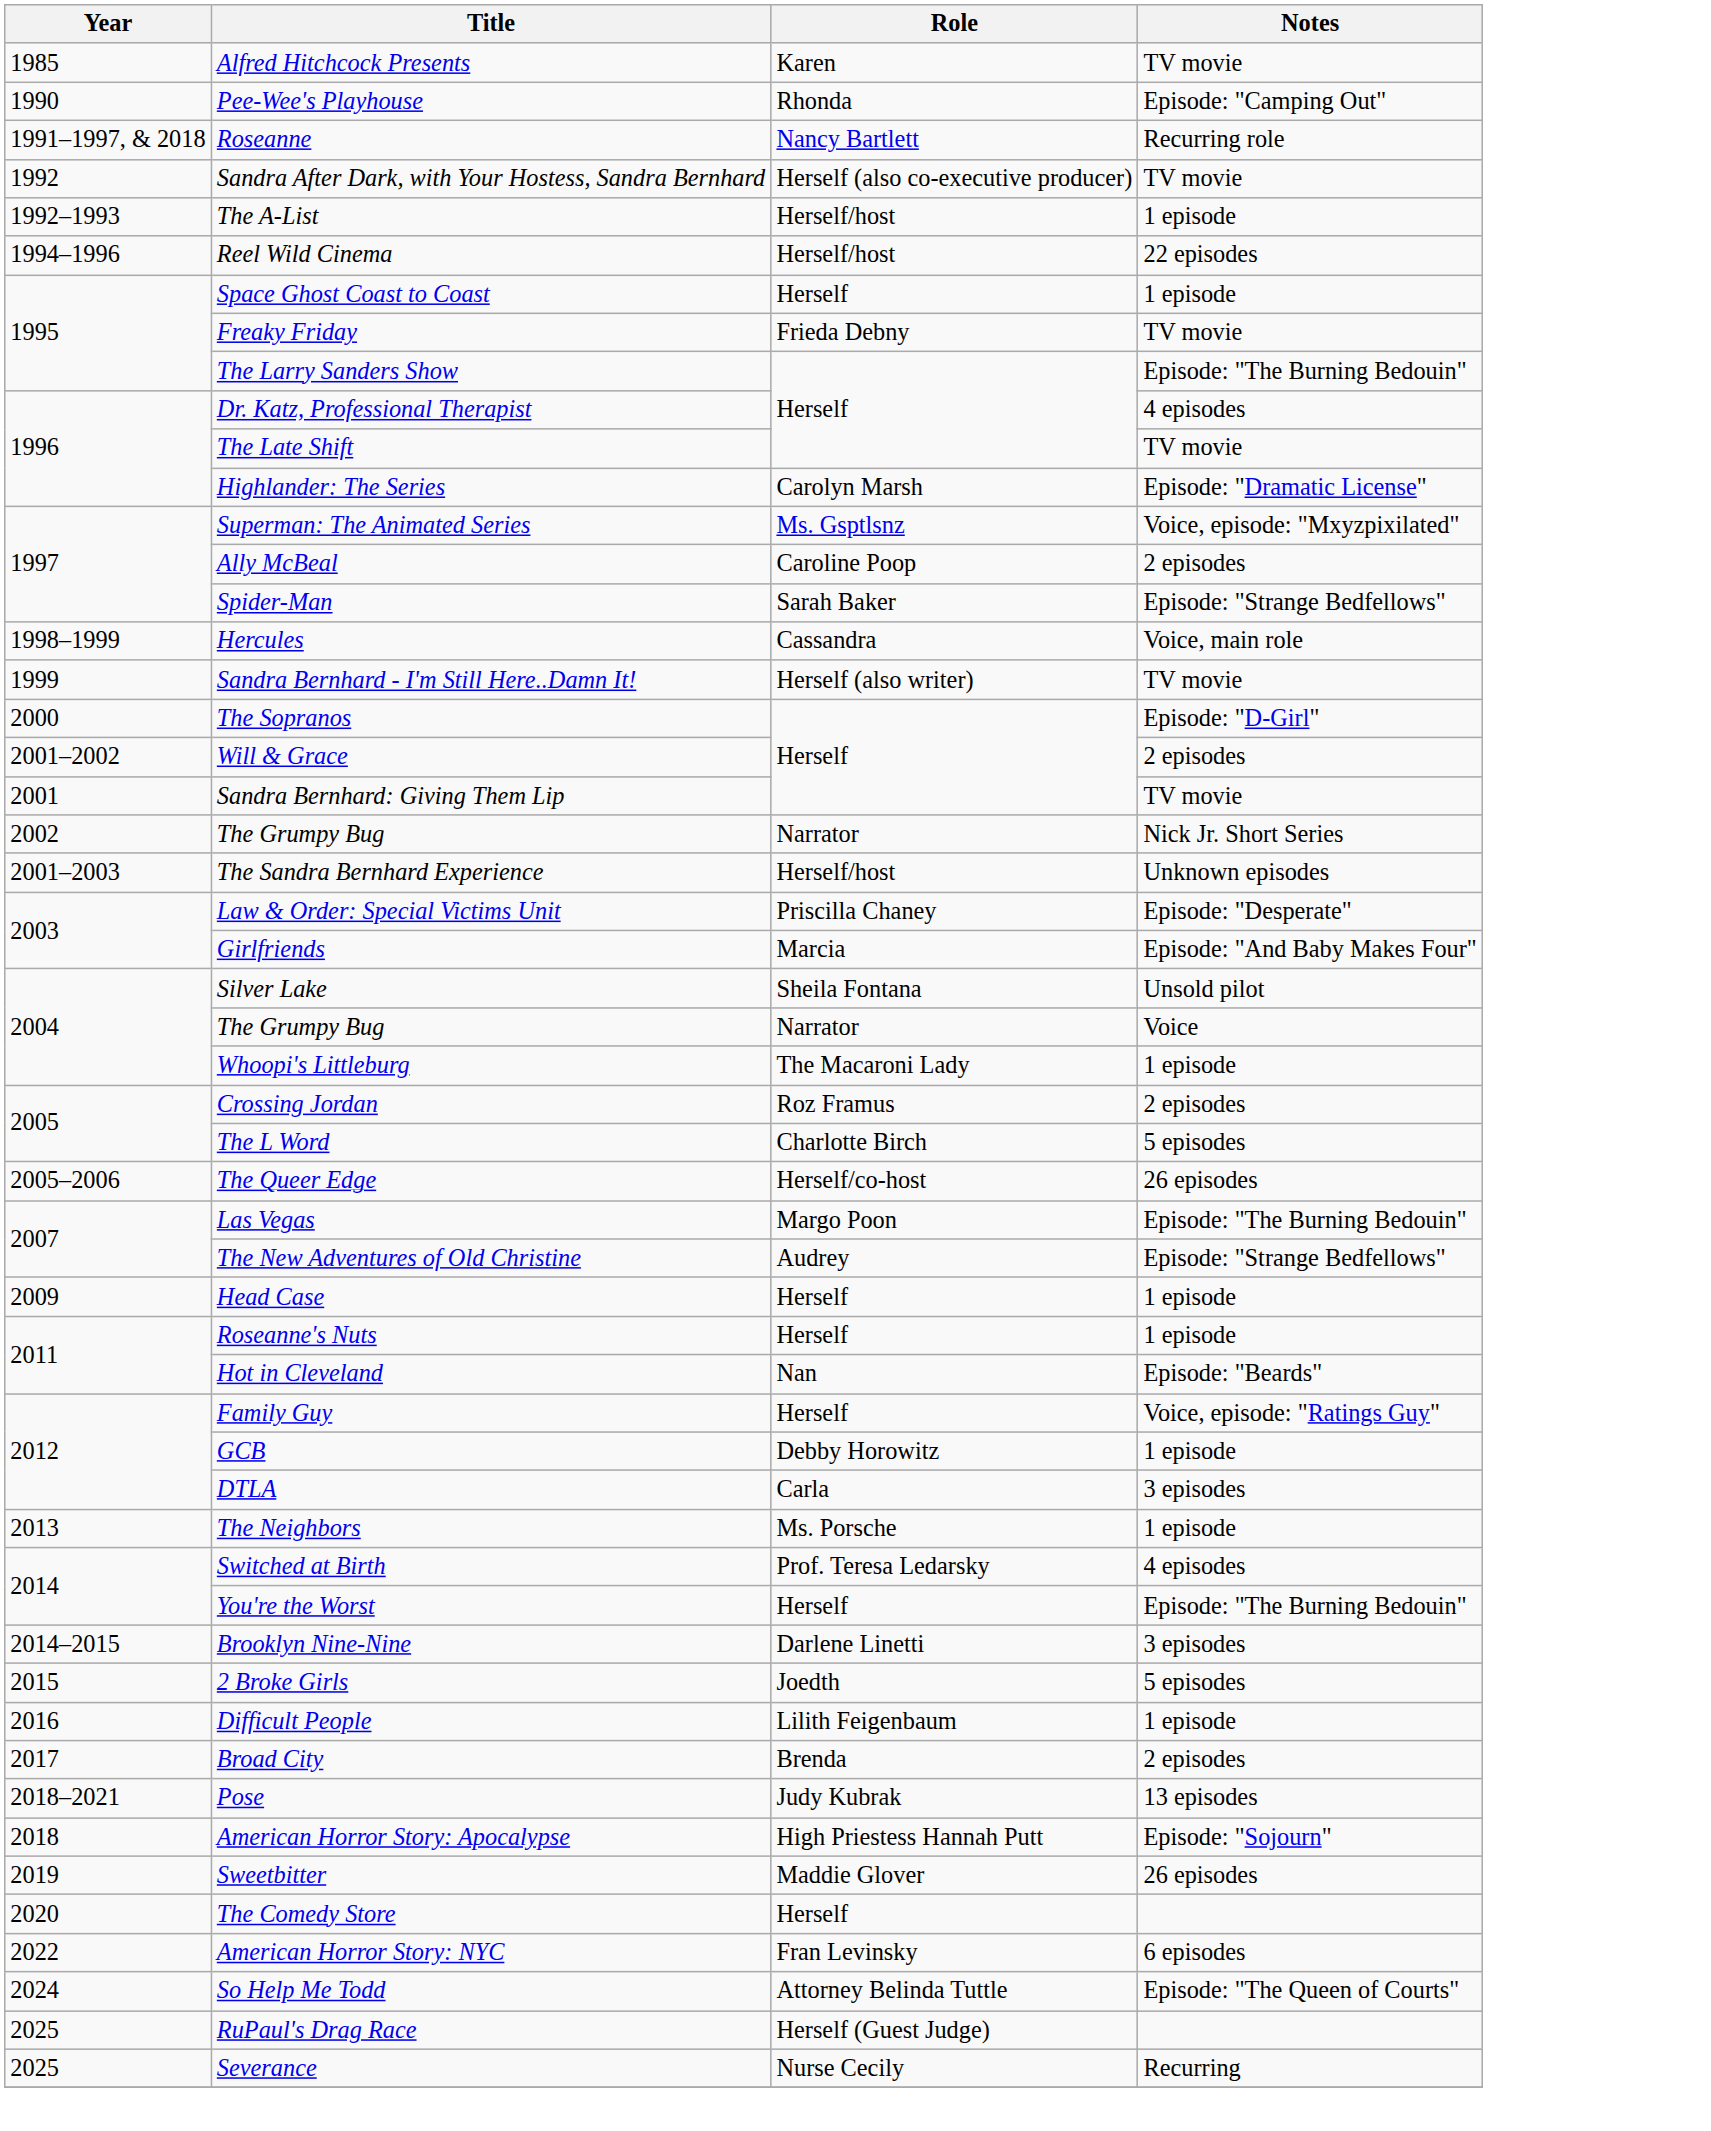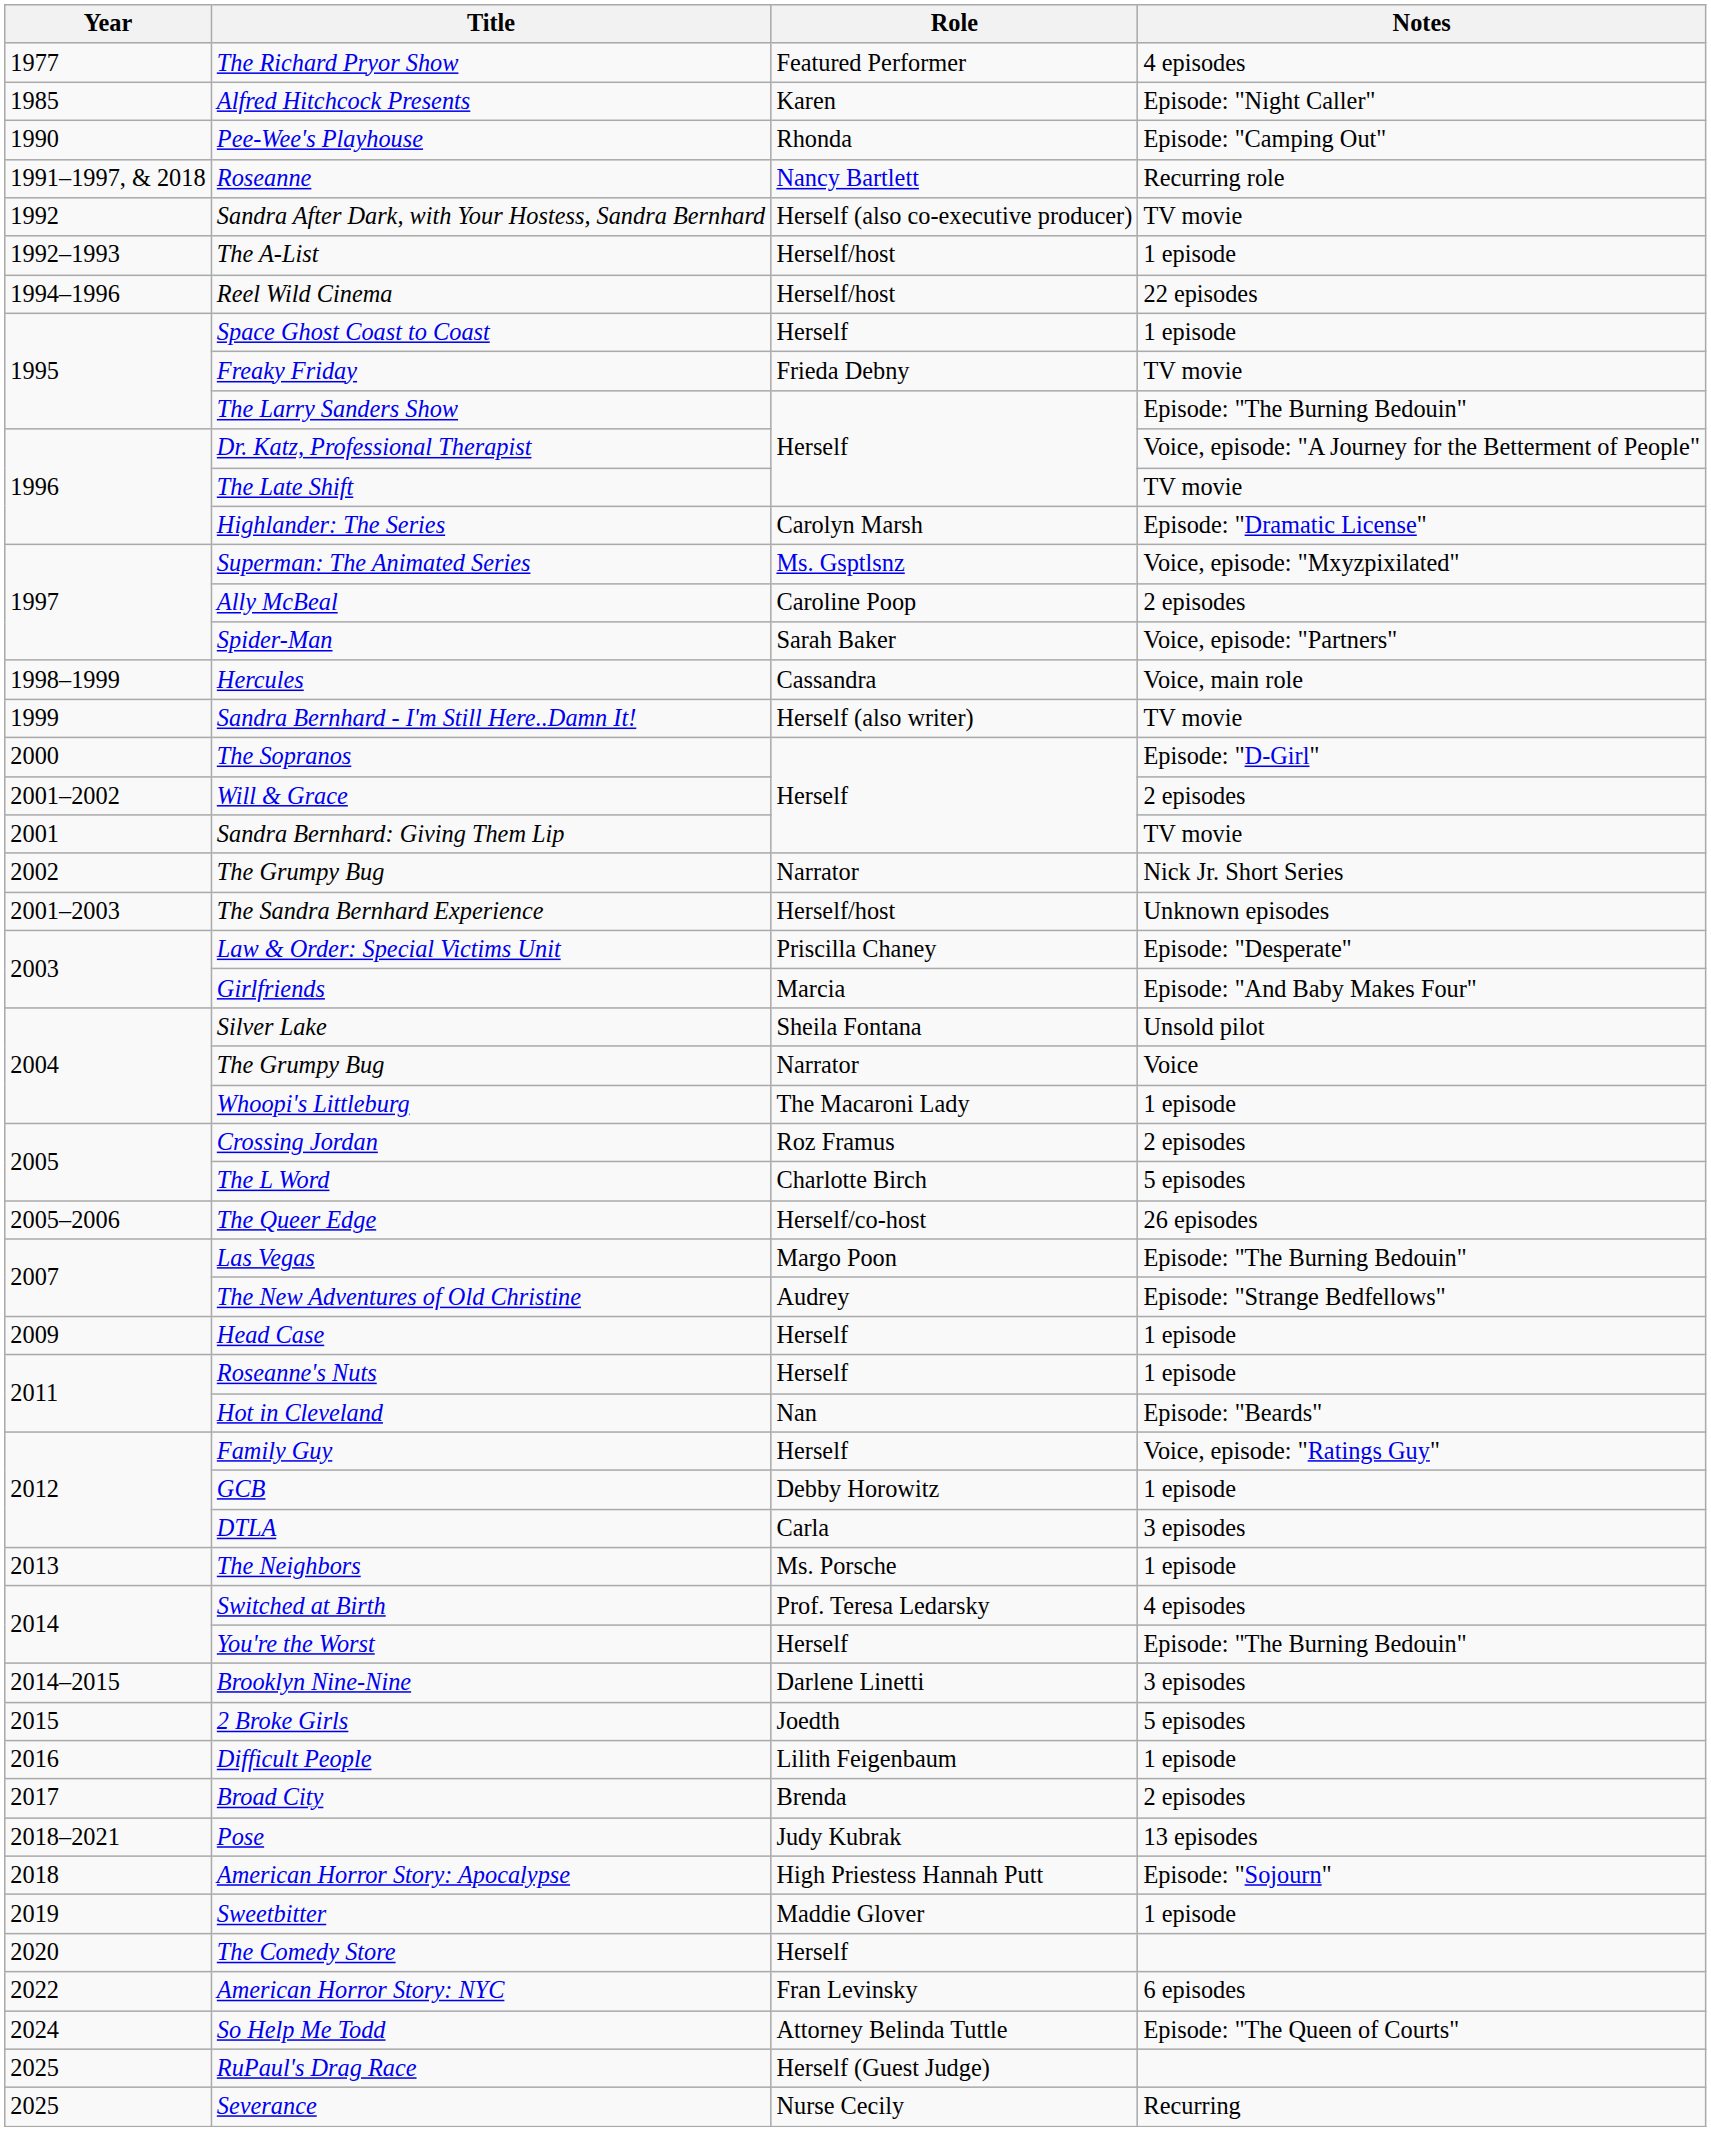+ row: (35, 62)
(1193, 62) TV movie -> (1259, 100) Episode: "Night Caller"
(1194, 409) 4 episodes -> (1422, 448) Voice, episode: "A Journey for the Betterment of People"
(1295, 602) Episode: "Strange Bedfellows" -> (1270, 640) Voice, episode: "Partners"
(1201, 1875) 26 episodes -> (1190, 1913) 1 episode
